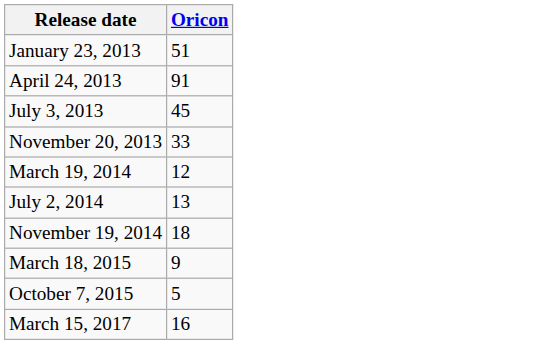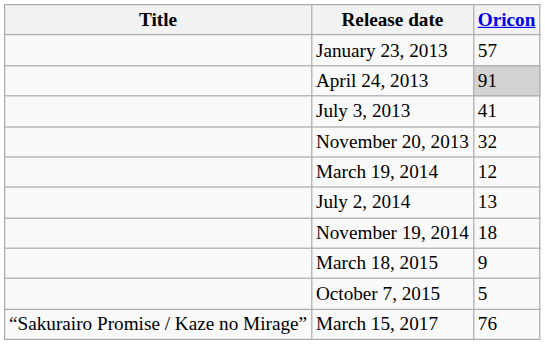+ column: (158, 19)
(181, 50) 51 -> (487, 50) 57
(181, 80) no background -> (487, 80) lightgrey background
(181, 111) 45 -> (487, 111) 41
(181, 141) 33 -> (487, 141) 32
(181, 324) 16 -> (487, 324) 76
